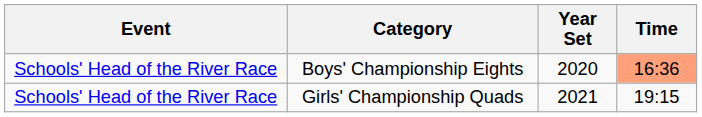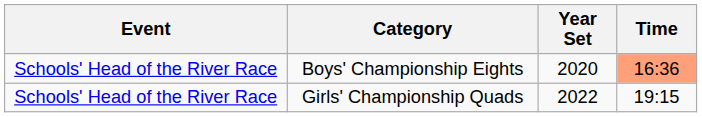(578, 97) 2021 -> (578, 97) 2022
